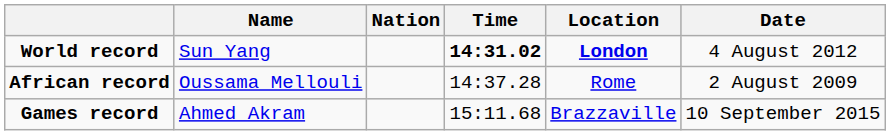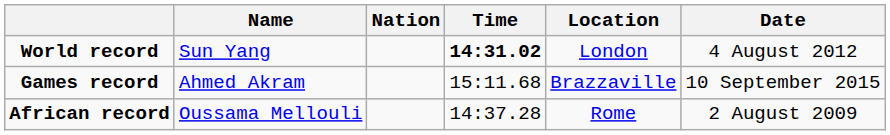(613, 51) bold -> (613, 51) normal
rows swapped: (90, 83) <-> (90, 114)
